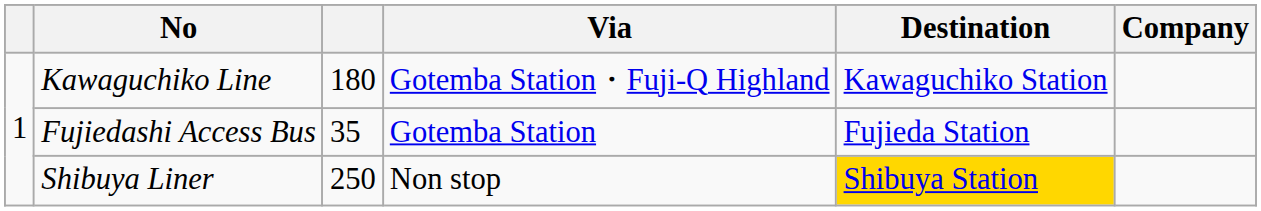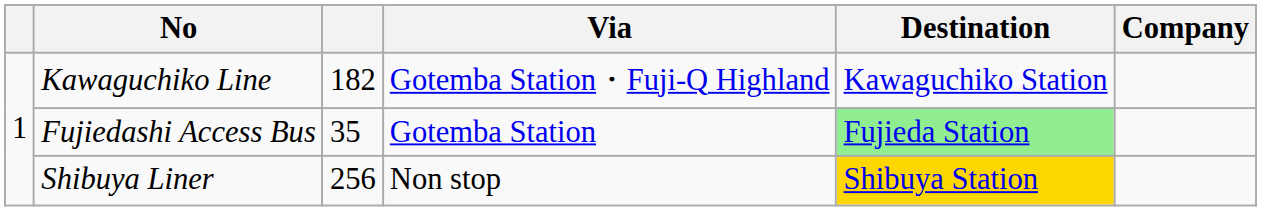(353, 80) 180 -> (353, 80) 182
(937, 131) no background -> (937, 131) lightgreen background
(353, 179) 250 -> (353, 179) 256
